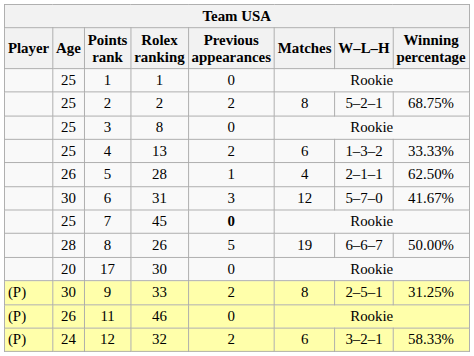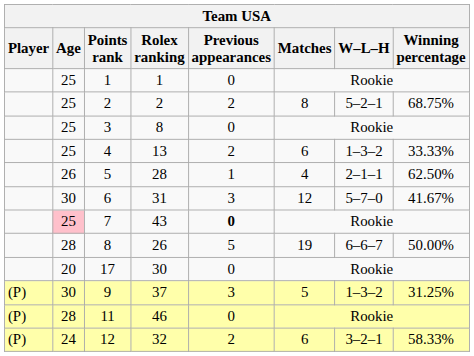(68, 221) no background -> (68, 221) pink background
(159, 221) 45 -> (159, 221) 43
(159, 292) 33 -> (159, 292) 37
(231, 292) 2 -> (231, 292) 3
(305, 292) 8 -> (305, 292) 5
(364, 292) 2–5–1 -> (364, 292) 1–3–2
(68, 316) 26 -> (68, 316) 28
